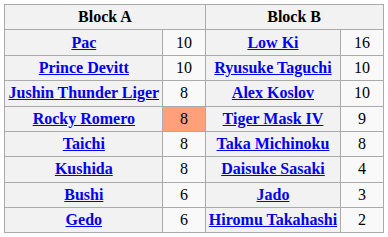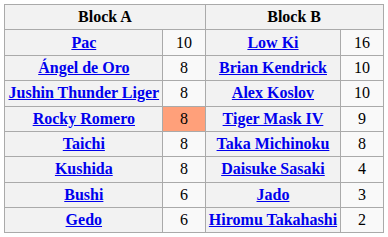- row: (84, 67)
+ row: (84, 67)
